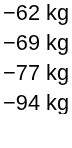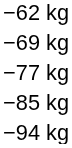+ row: (36, 102)
